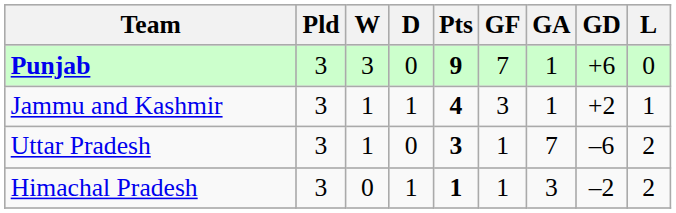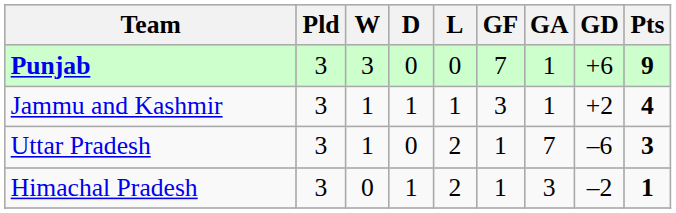columns swapped: (649, 24) <-> (456, 24)
